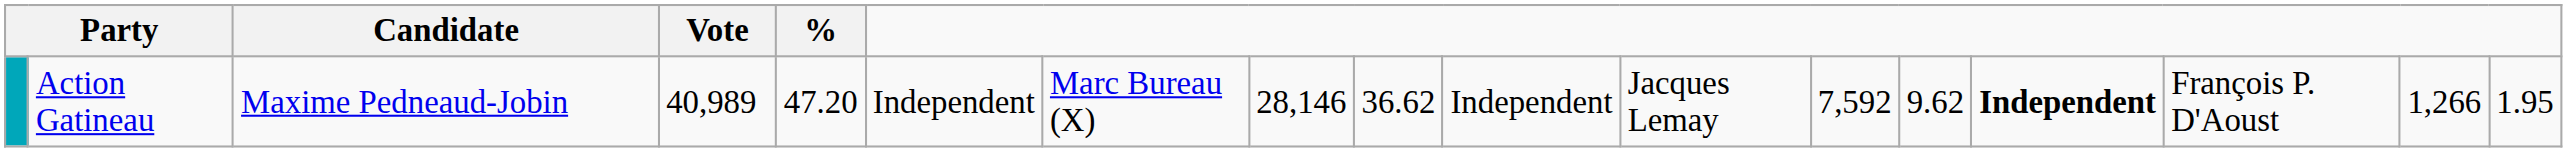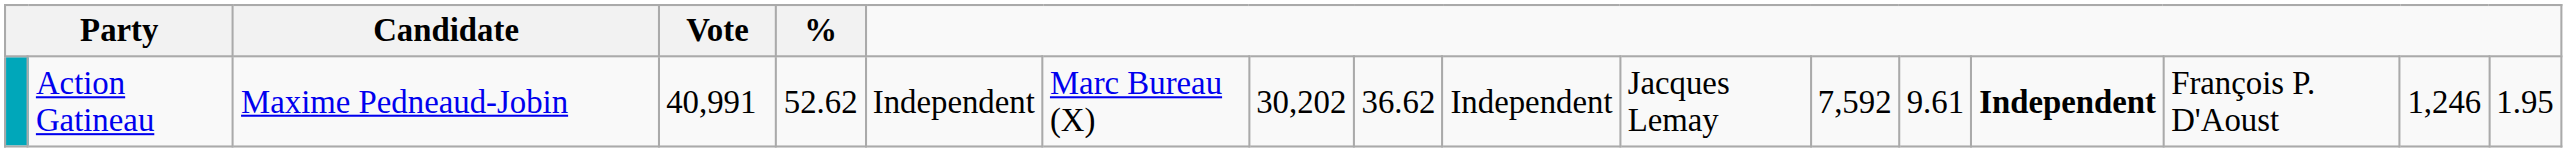(711, 100) 40,989 -> (711, 100) 40,991
(821, 100) 47.20 -> (821, 100) 52.62
(1301, 100) 28,146 -> (1301, 100) 30,202
(1935, 100) 9.62 -> (1935, 100) 9.61
(2444, 100) 1,266 -> (2444, 100) 1,246
